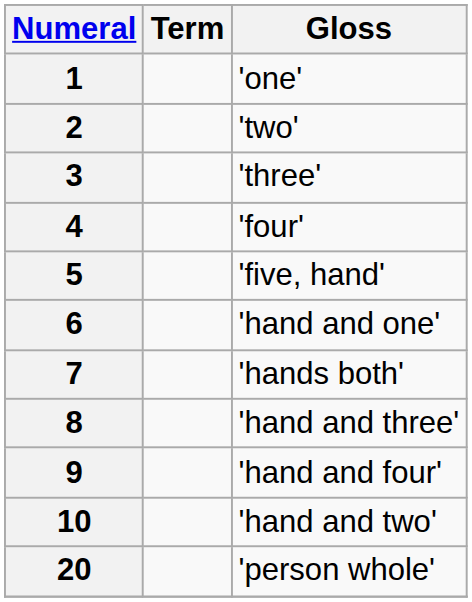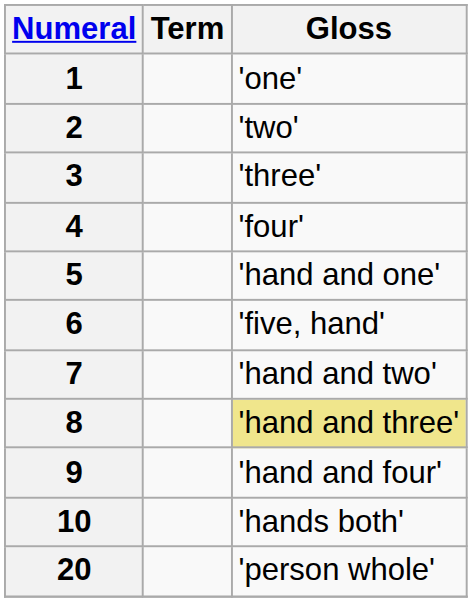(312, 275) 'five, hand' -> (339, 275) 'hand and one'
(339, 324) 'hand and one' -> (312, 324) 'five, hand'
(321, 373) 'hands both' -> (338, 373) 'hand and two'
(349, 422) no background -> (349, 422) khaki background
(338, 521) 'hand and two' -> (321, 521) 'hands both'
